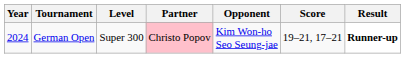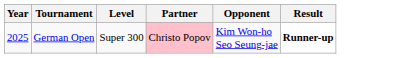- column: (313, 13)
(18, 37) 2024 -> (18, 37) 2025
